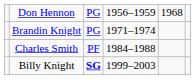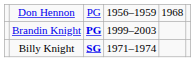(93, 30) normal -> (94, 30) bold
(131, 30) 1971–1974 -> (131, 30) 1999–2003
- row: (46, 48)
(131, 65) 1999–2003 -> (131, 48) 1971–1974
